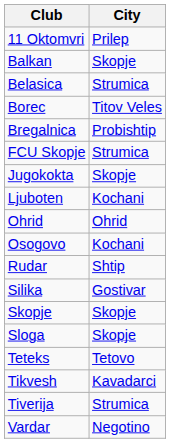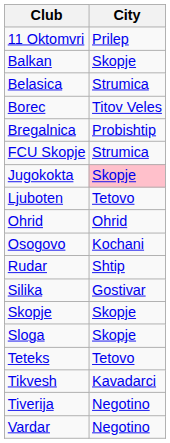(114, 175) no background -> (114, 175) pink background
(118, 198) Kochani -> (113, 198) Tetovo
(120, 404) Strumica -> (121, 404) Negotino
